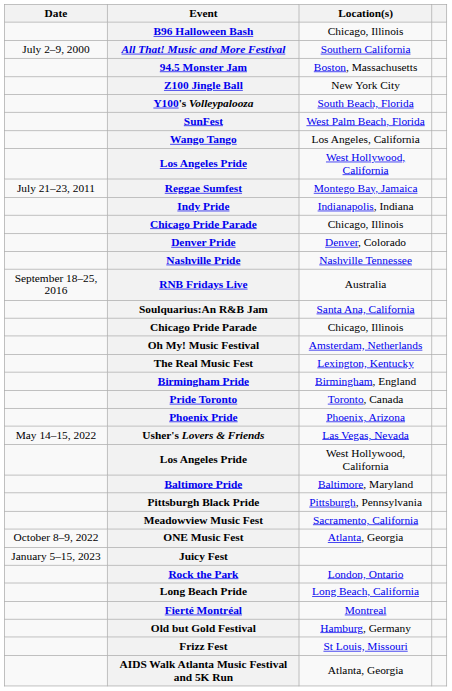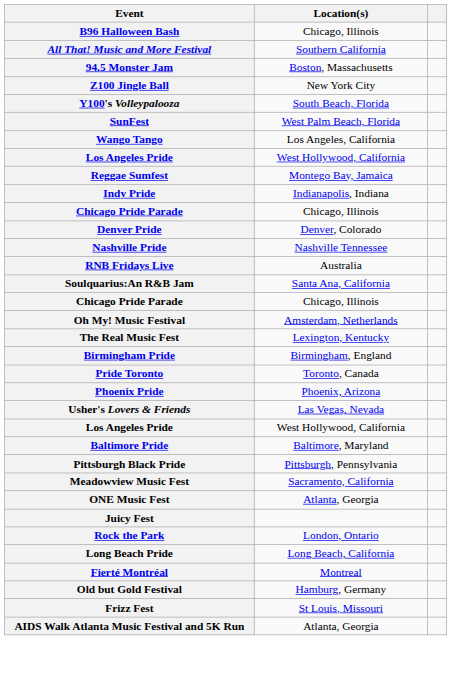- column: (56, 13)
